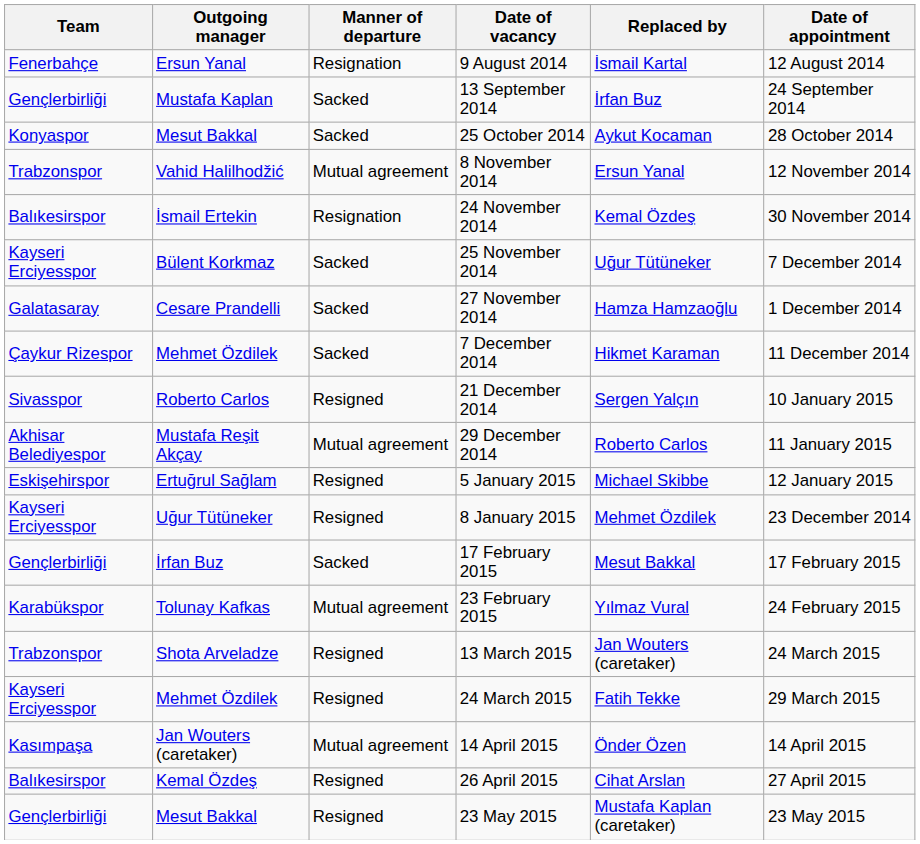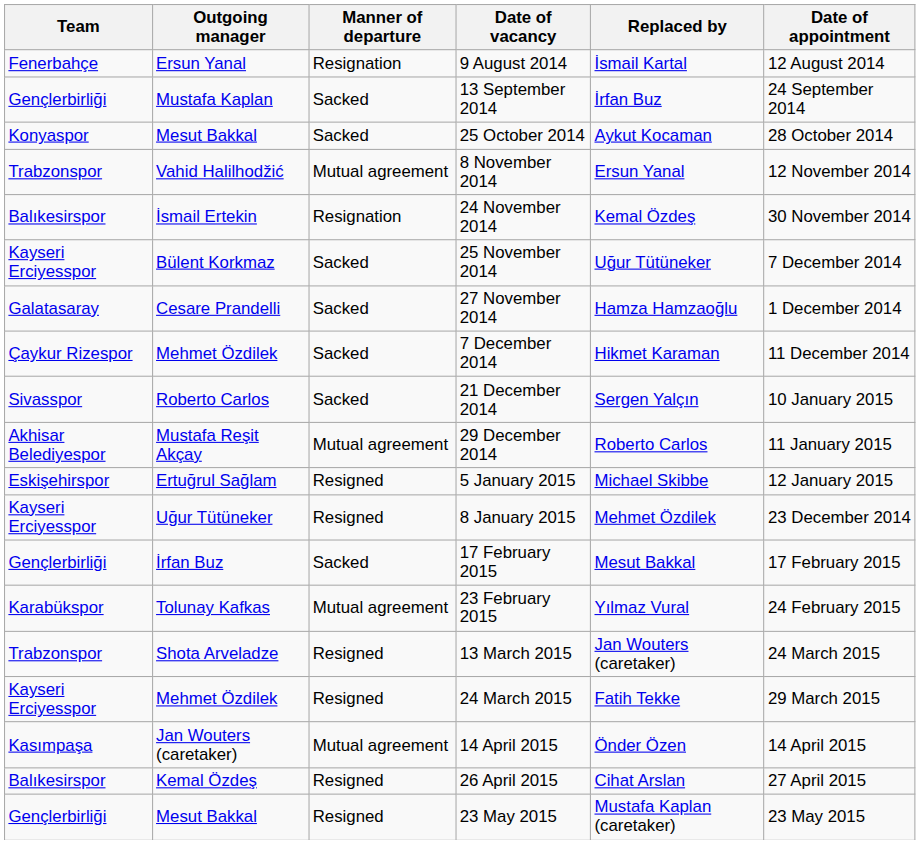(348, 399) Resigned -> (341, 399) Sacked
